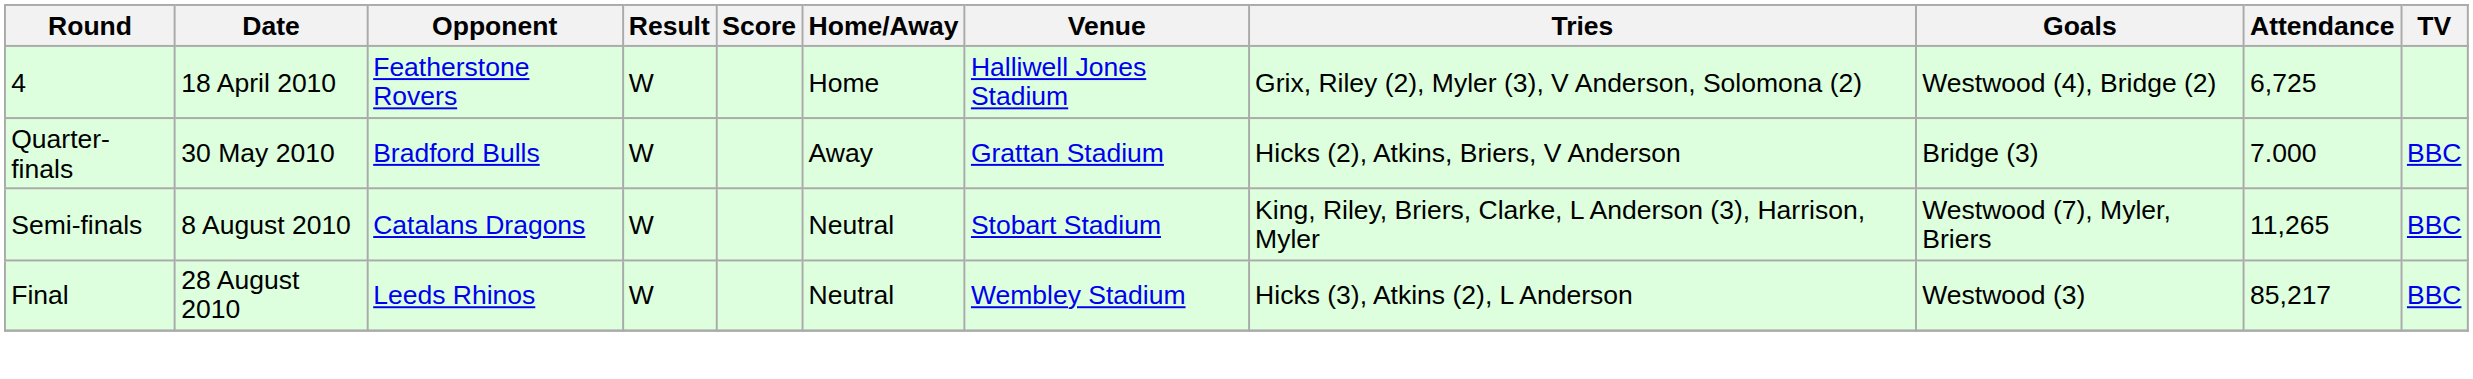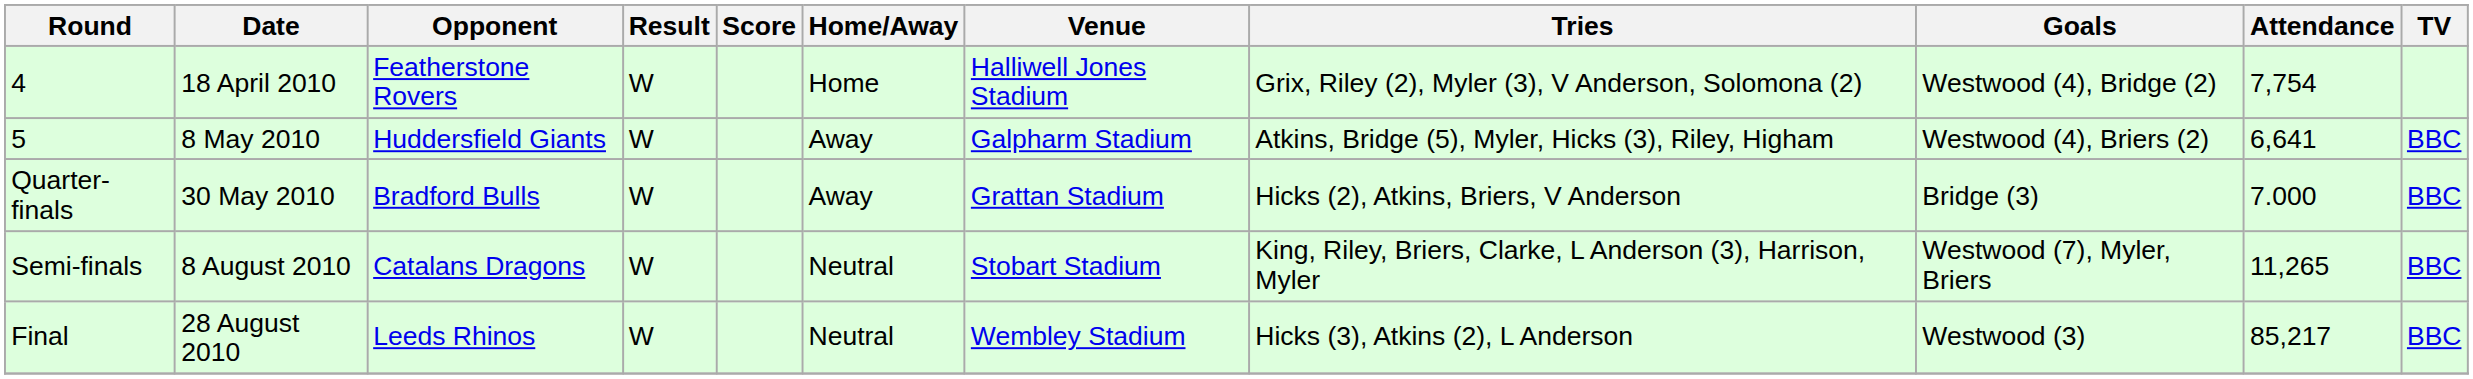(2283, 82) 6,725 -> (2283, 82) 7,754
+ row: (19, 138)
